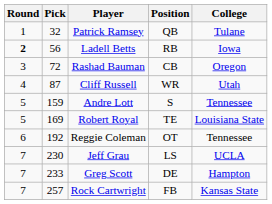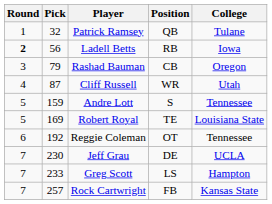(55, 66) 72 -> (55, 66) 79
(170, 155) LS -> (170, 155) DE
(170, 173) DE -> (170, 173) LS
